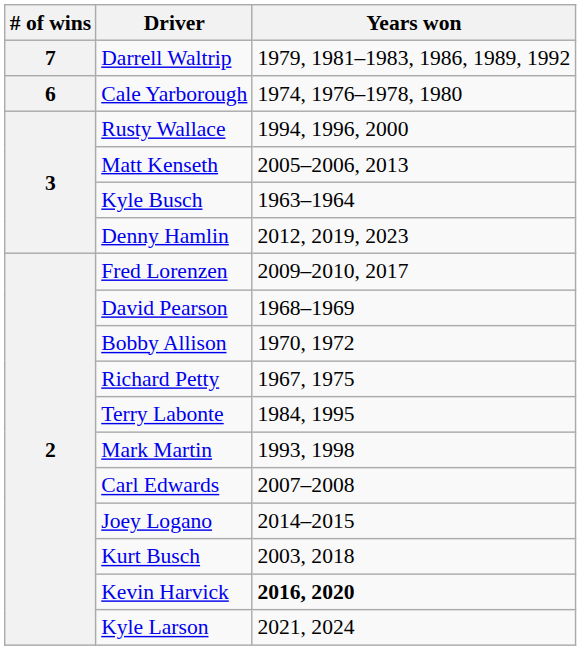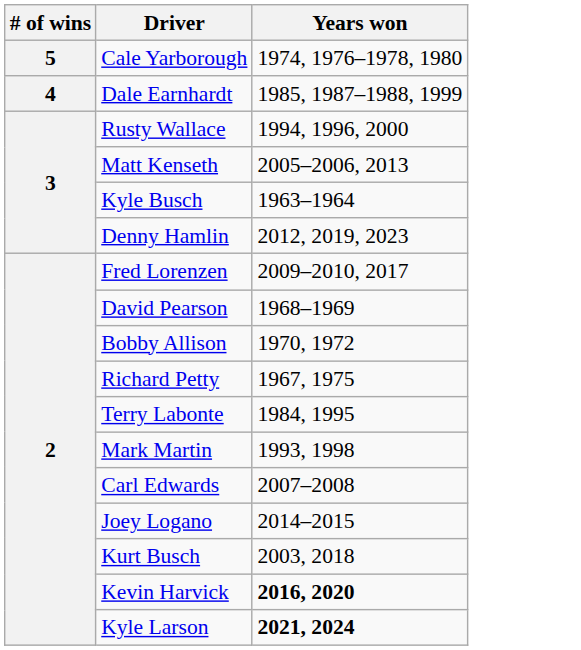- row: (166, 58)
(50, 93) 6 -> (50, 58) 5
+ row: (167, 93)
(306, 627) normal -> (306, 627) bold
